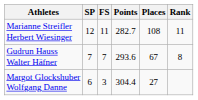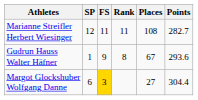columns swapped: (126, 12) <-> (180, 12)
(90, 57) 7 -> (90, 57) 1
(104, 57) 7 -> (104, 57) 9
(104, 82) no background -> (104, 82) gold background
